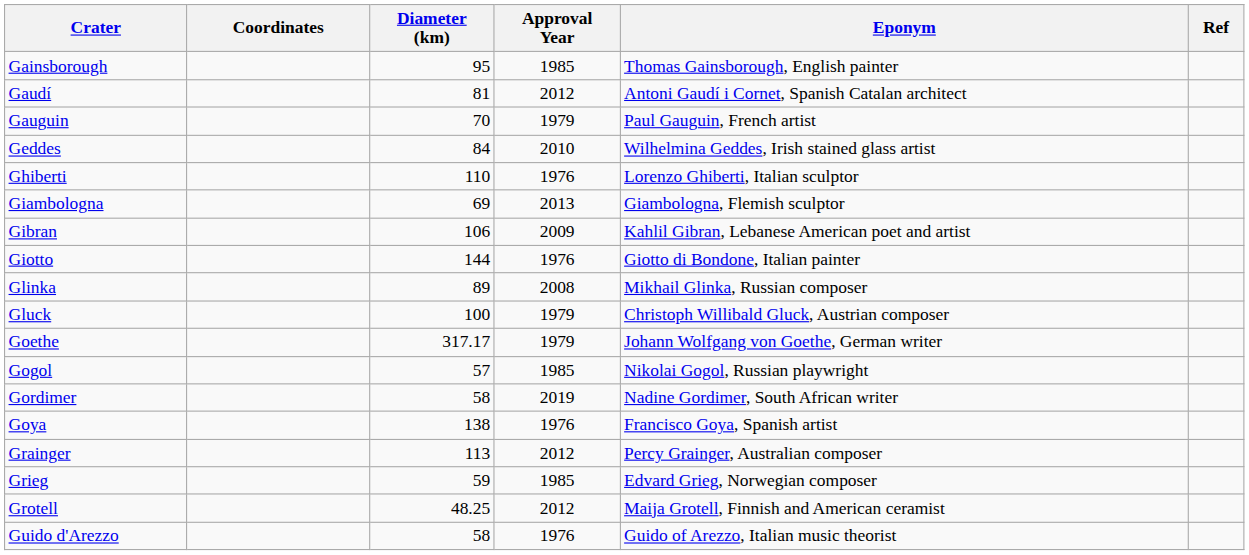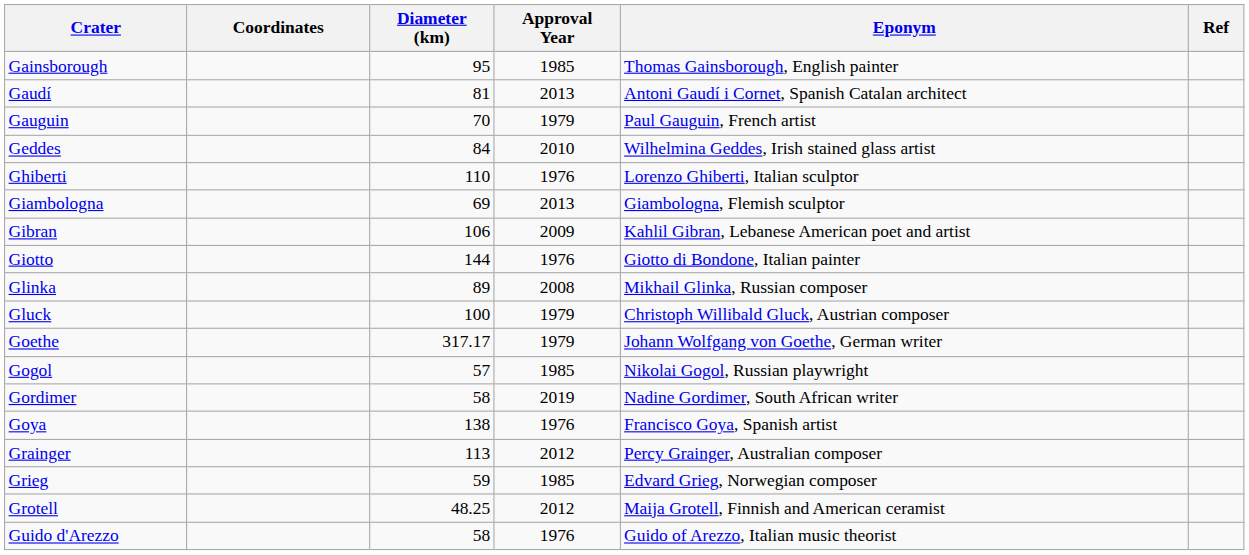(557, 93) 2012 -> (557, 93) 2013
